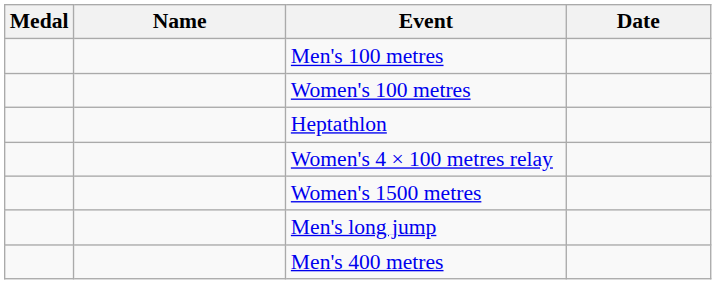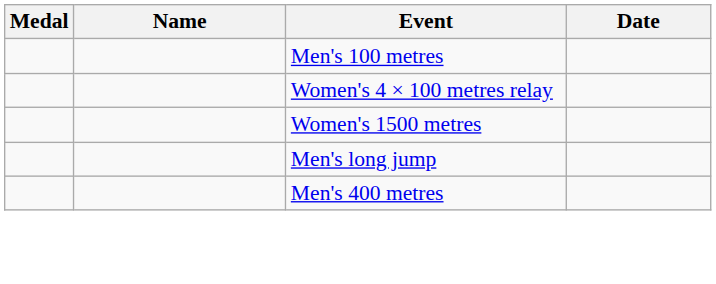- row: (381, 90)
- row: (339, 124)
